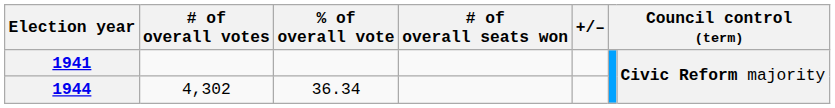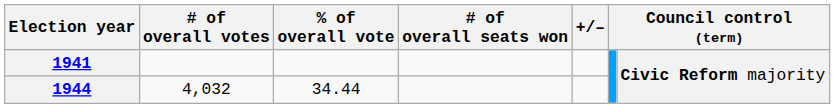(206, 90) 4,302 -> (206, 90) 4,032
(336, 90) 36.34 -> (336, 90) 34.44
